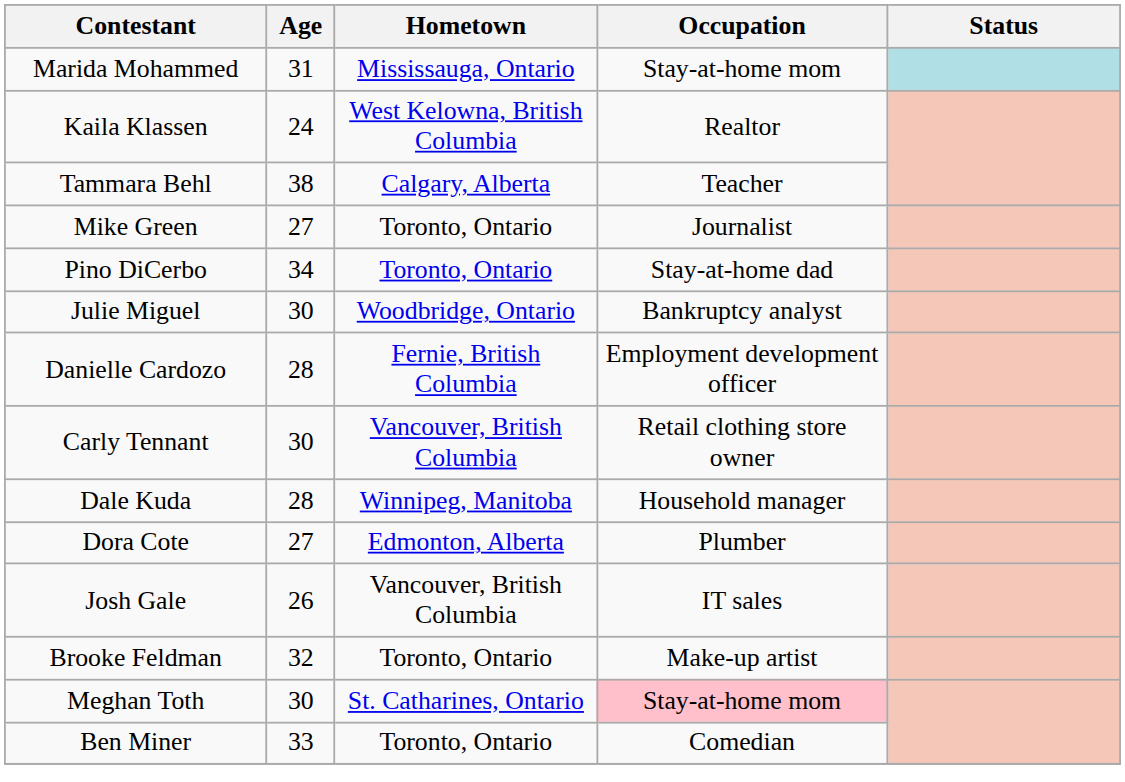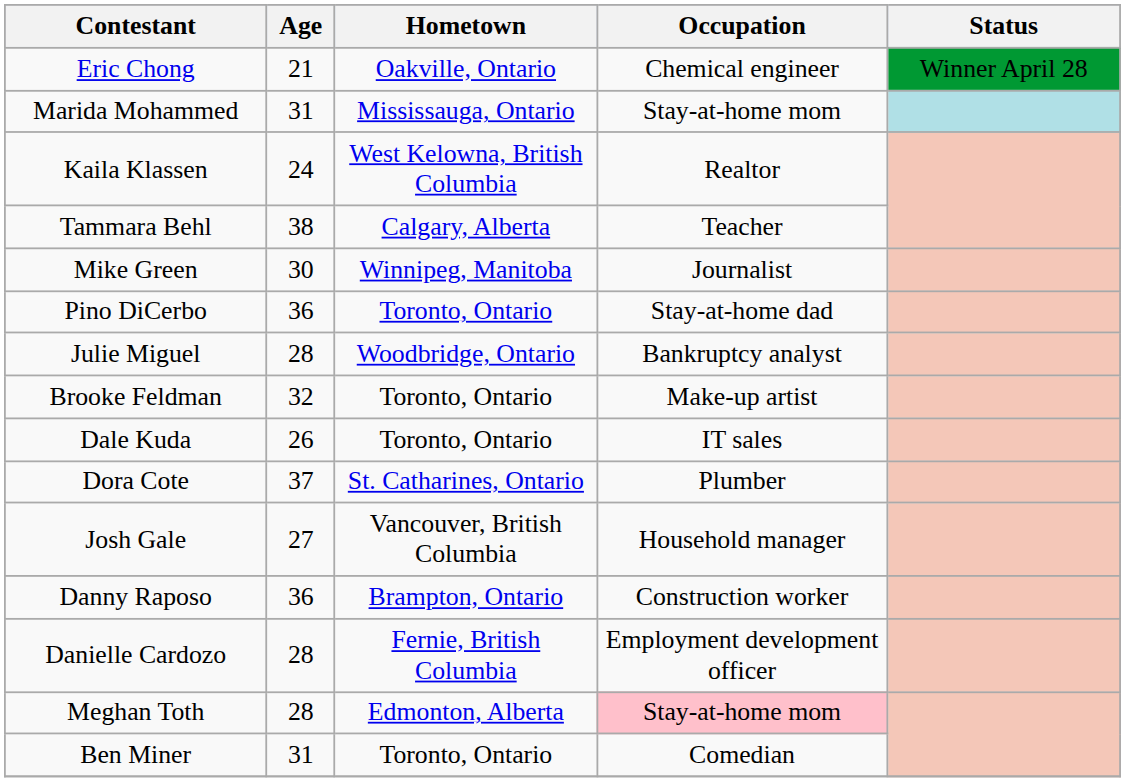+ row: (136, 68)
(301, 226) 27 -> (301, 269) 30
(466, 226) Toronto, Ontario -> (466, 269) Winnipeg, Manitoba
(301, 269) 34 -> (301, 311) 36
(301, 311) 30 -> (301, 354) 28
rows swapped: (136, 369) <-> (136, 658)
- row: (136, 442)
(301, 500) 28 -> (301, 439) 26
(466, 500) Winnipeg, Manitoba -> (466, 439) Toronto, Ontario
(742, 500) Household manager -> (742, 439) IT sales
(301, 542) 27 -> (301, 481) 37
(466, 542) Edmonton, Alberta -> (466, 481) St. Catharines, Ontario
(301, 600) 26 -> (301, 539) 27
(742, 600) IT sales -> (742, 539) Household manager
+ row: (136, 597)
(301, 700) 30 -> (301, 712) 28
(466, 700) St. Catharines, Ontario -> (466, 712) Edmonton, Alberta
(301, 743) 33 -> (301, 755) 31
